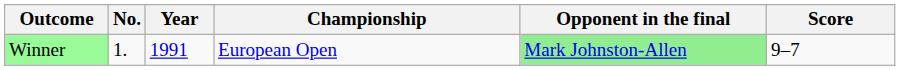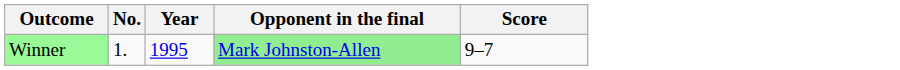- column: (367, 19)
(169, 49) 1991 -> (169, 49) 1995
